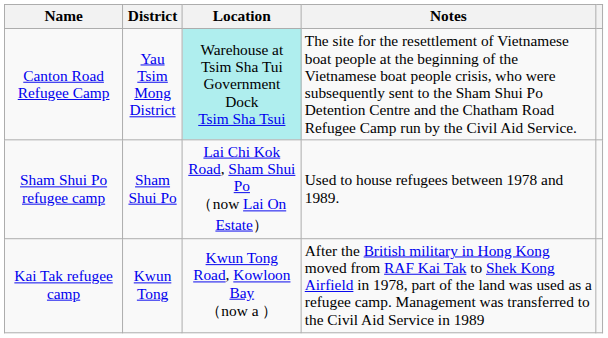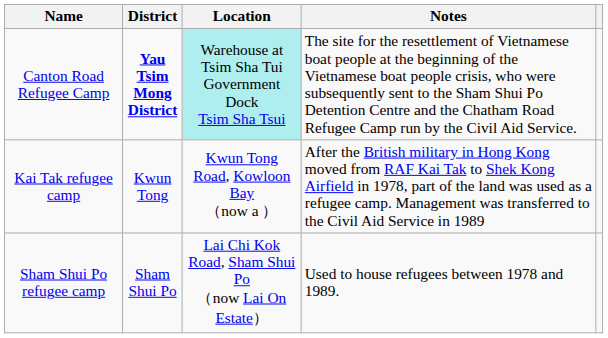(153, 84) normal -> (153, 84) bold
rows swapped: (64, 285) <-> (64, 189)
